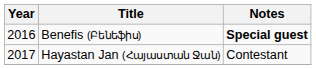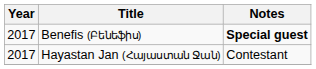(21, 34) 2016 -> (21, 34) 2017
